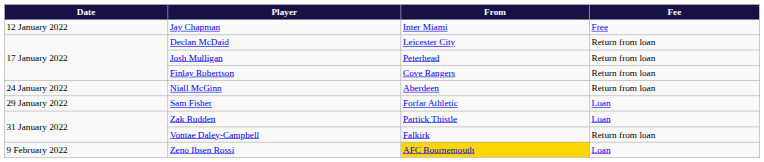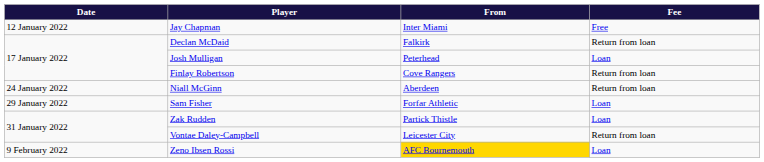(429, 42) Leicester City -> (416, 42) Falkirk
(623, 58) Return from loan -> (601, 58) Loan
(416, 134) Falkirk -> (429, 134) Leicester City
